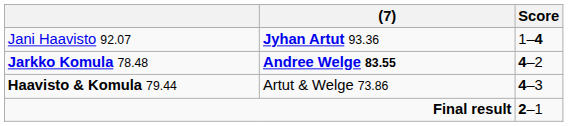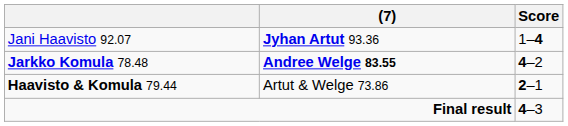(531, 86) 4–3 -> (531, 86) 2–1
(531, 109) 2–1 -> (531, 109) 4–3
